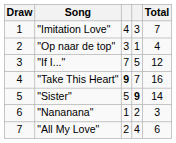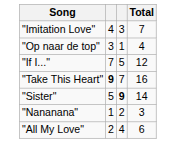- column: (19, 12)
